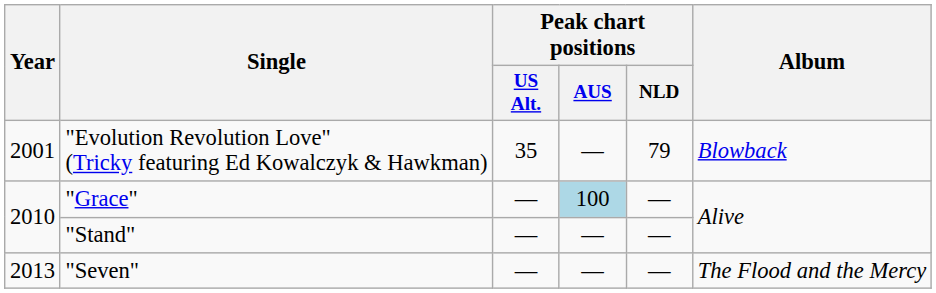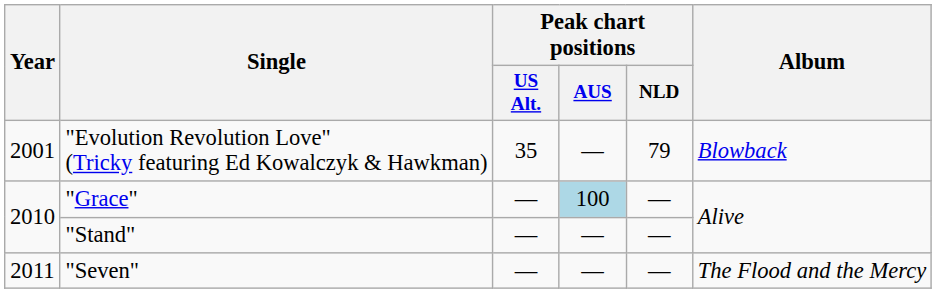(32, 270) 2013 -> (32, 270) 2011
